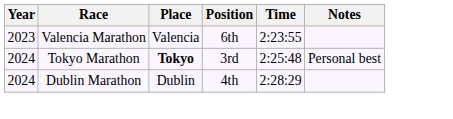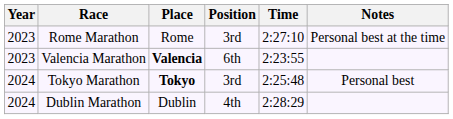+ row: (94, 37)
(176, 37) normal -> (177, 59) bold
